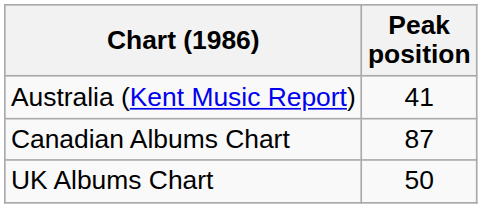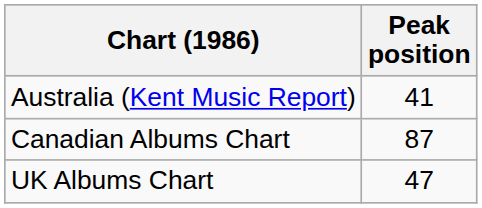(419, 180) 50 -> (419, 180) 47
